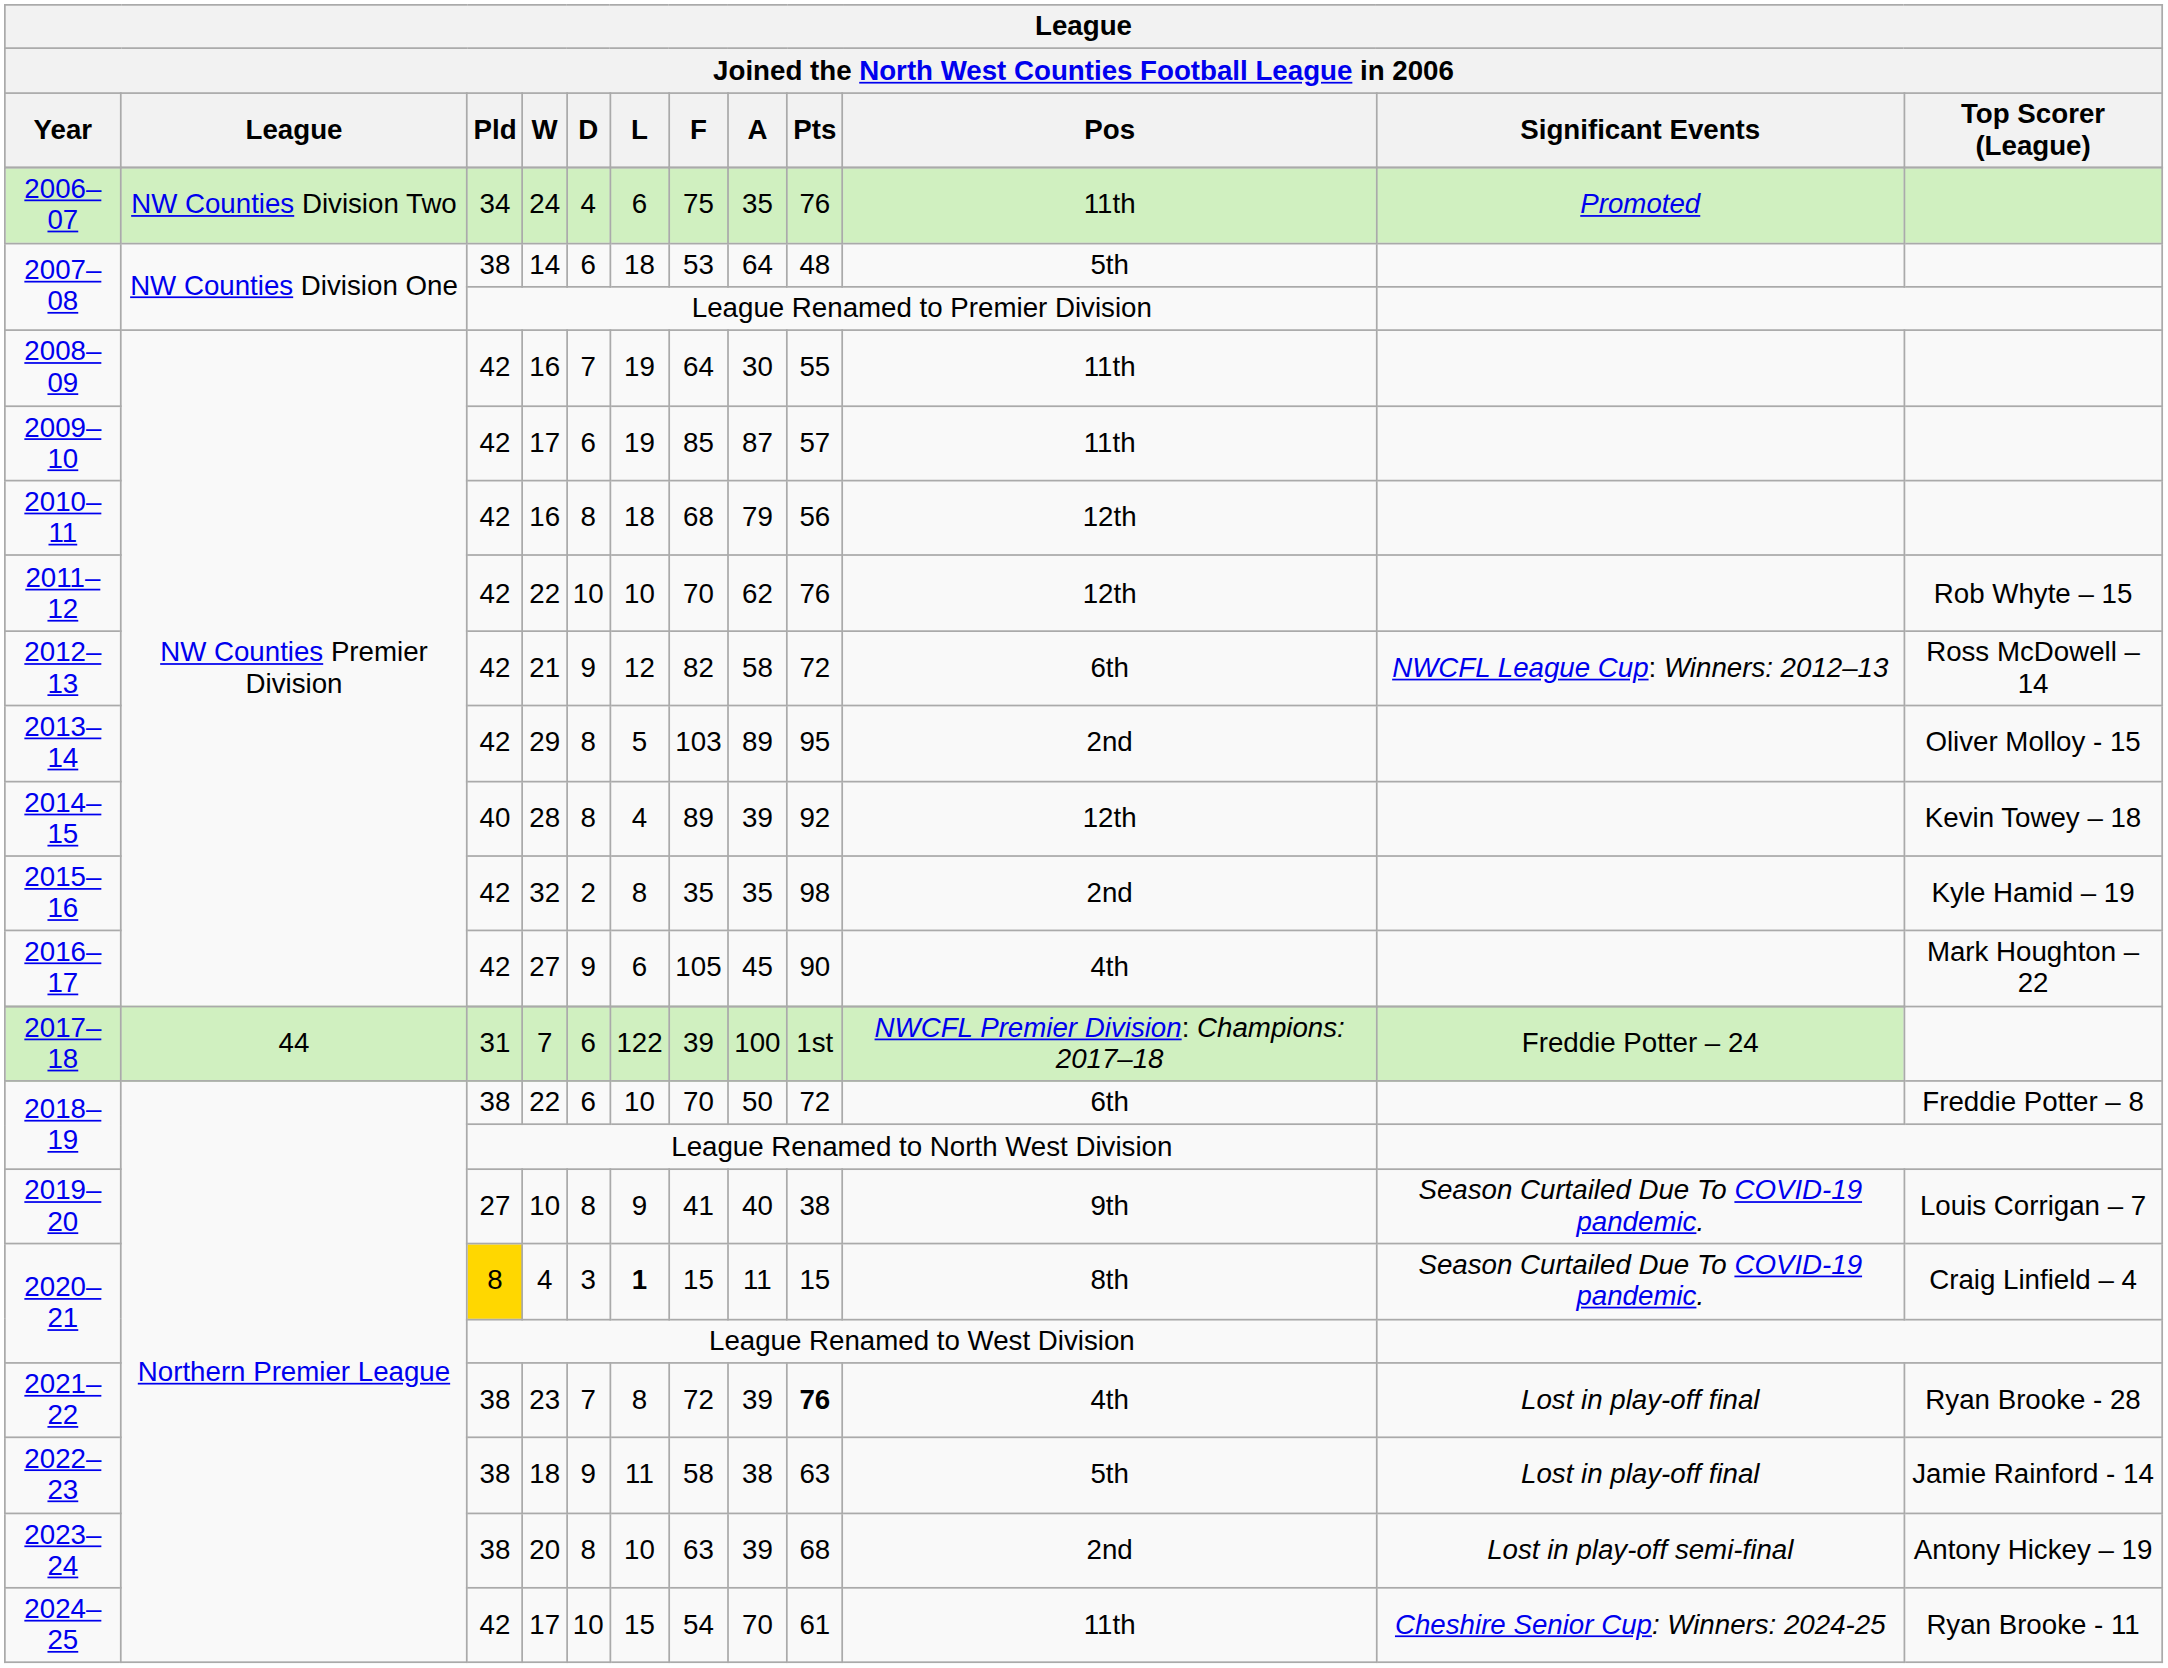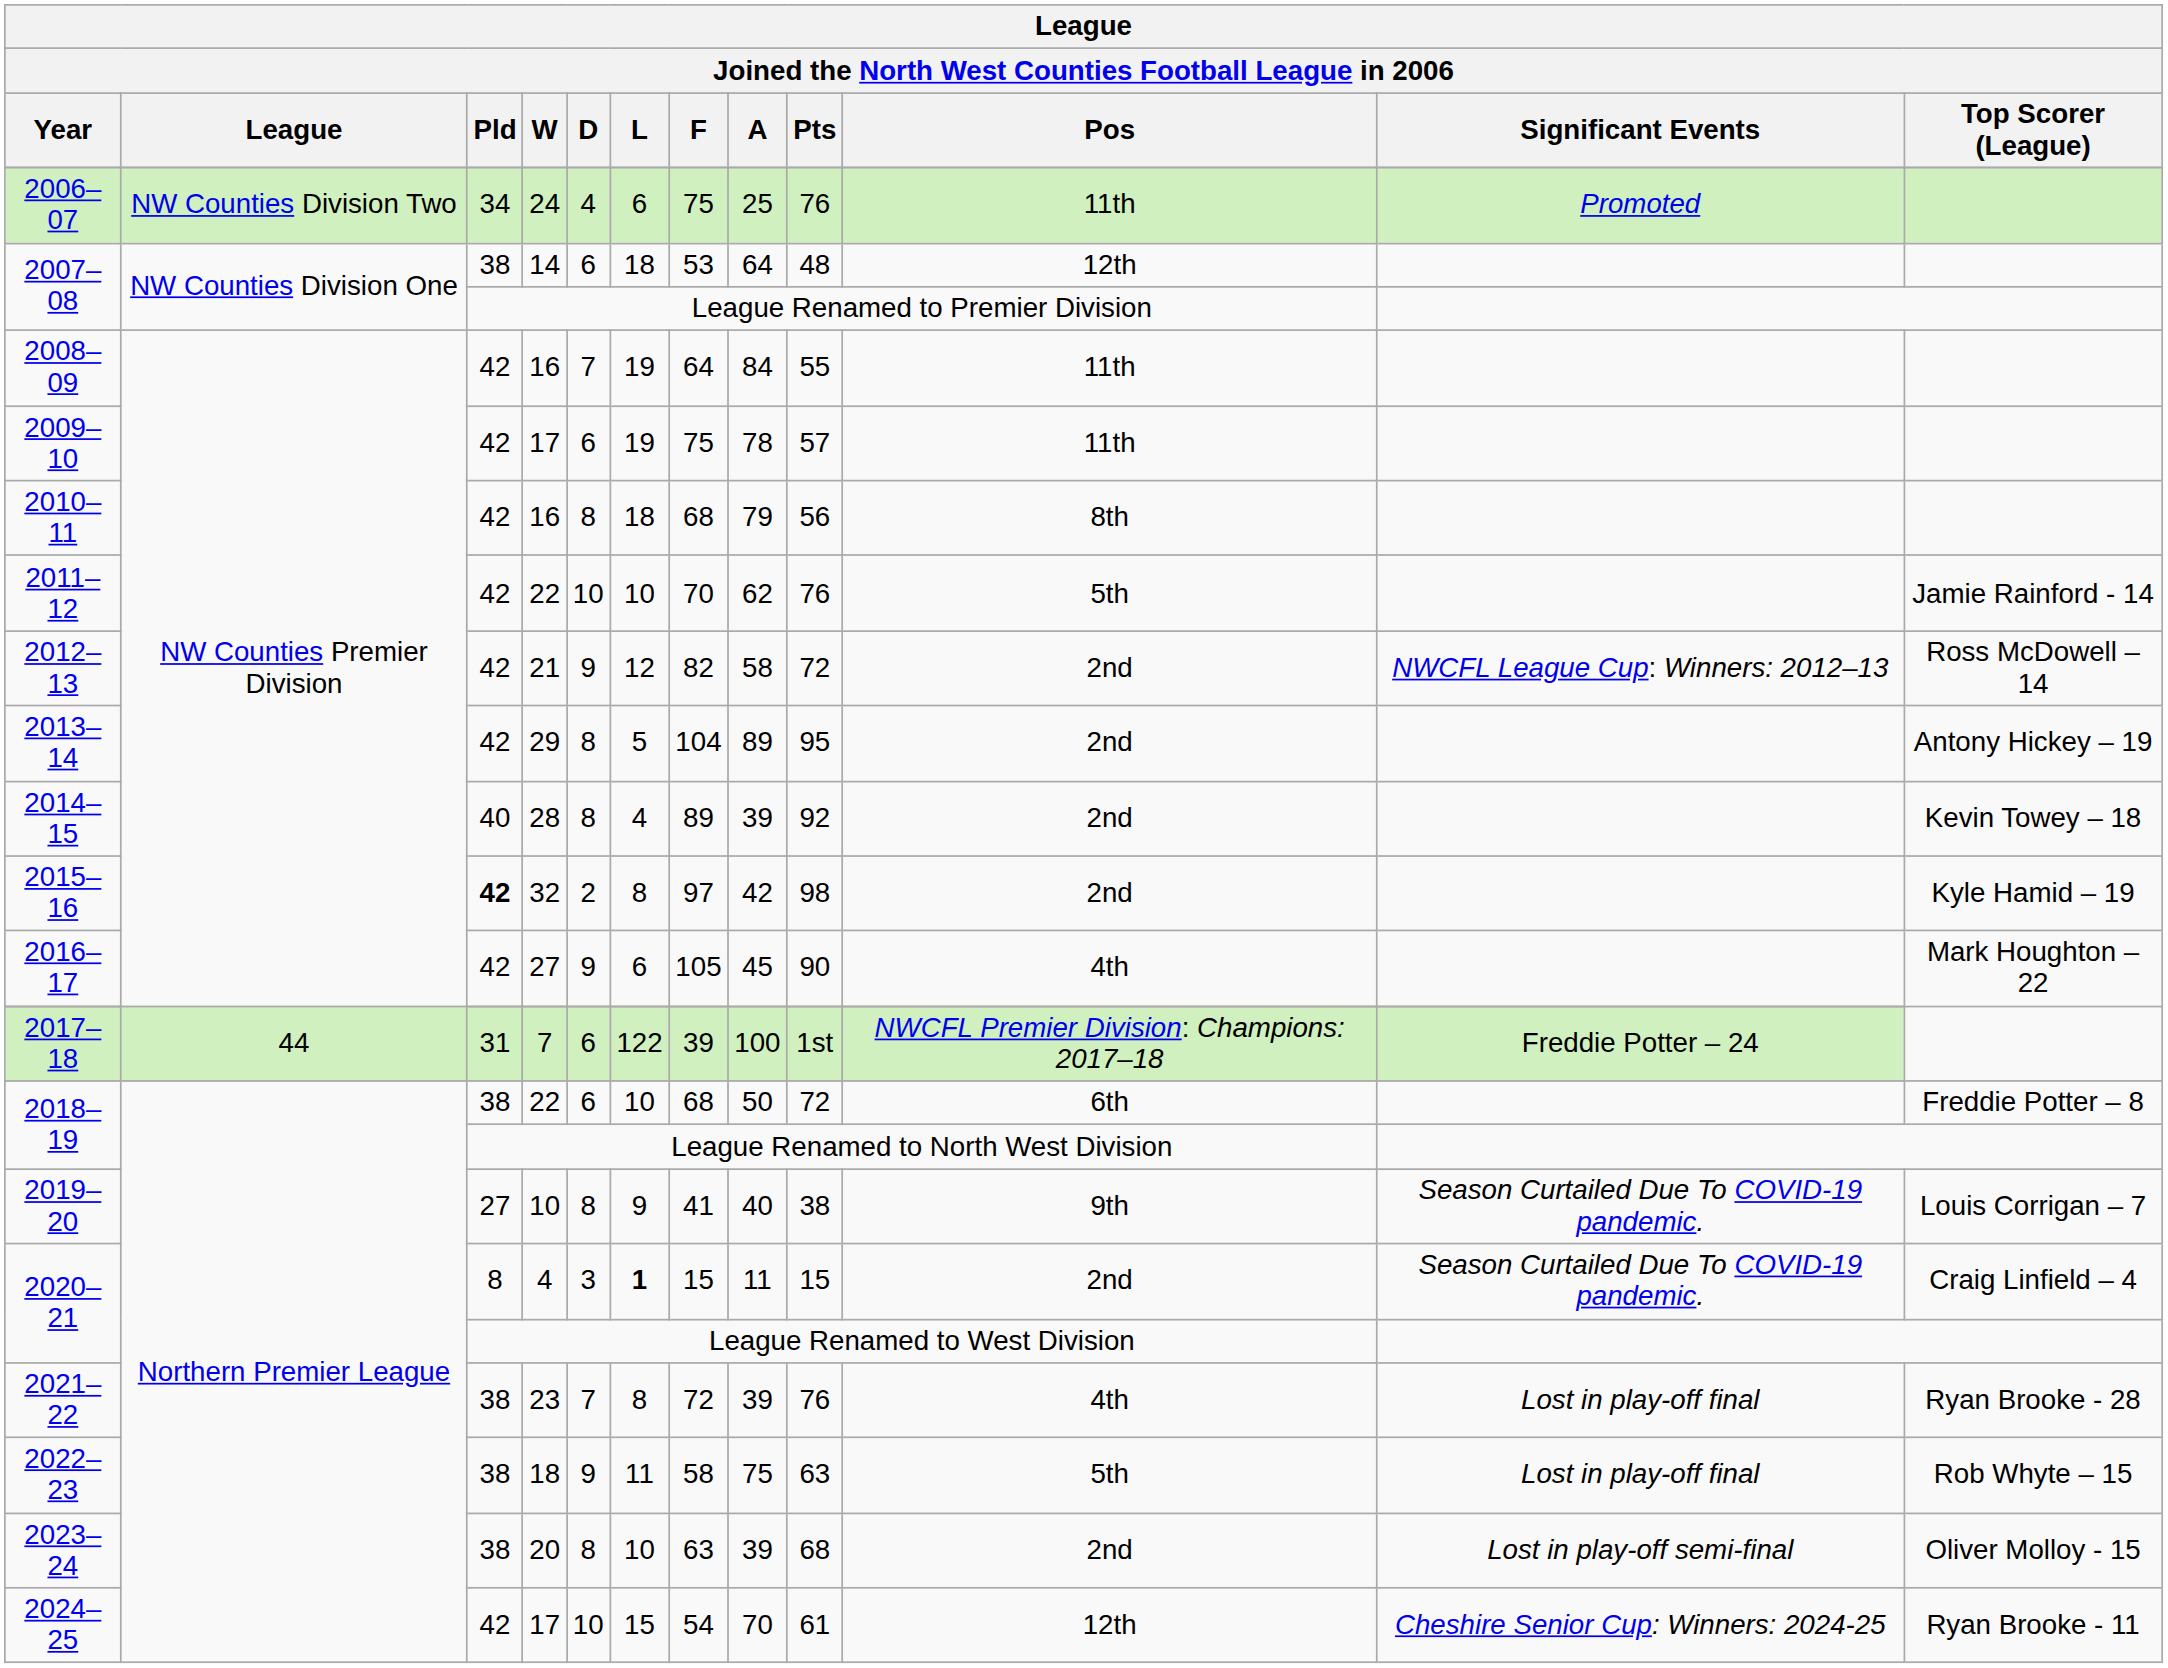(757, 204) 35 -> (757, 204) 25
(1110, 264) 5th -> (1110, 264) 12th
(757, 367) 30 -> (757, 367) 84
(698, 442) 85 -> (698, 442) 75
(757, 442) 87 -> (757, 442) 78
(1110, 517) 12th -> (1110, 517) 8th
(1110, 592) 12th -> (1110, 592) 5th
(2033, 592) Rob Whyte – 15 -> (2033, 592) Jamie Rainford - 14
(1110, 667) 6th -> (1110, 667) 2nd
(698, 742) 103 -> (698, 742) 104
(2033, 742) Oliver Molloy - 15 -> (2033, 742) Antony Hickey – 19
(1110, 817) 12th -> (1110, 817) 2nd
(495, 892) normal -> (495, 892) bold
(698, 892) 35 -> (698, 892) 97
(757, 892) 35 -> (757, 892) 42
(698, 1102) 70 -> (698, 1102) 68
(495, 1280) gold background -> (495, 1280) no background
(1110, 1280) 8th -> (1110, 1280) 2nd
(815, 1399) bold -> (815, 1399) normal
(757, 1474) 38 -> (757, 1474) 75
(2033, 1474) Jamie Rainford - 14 -> (2033, 1474) Rob Whyte – 15
(2033, 1549) Antony Hickey – 19 -> (2033, 1549) Oliver Molloy - 15
(1110, 1624) 11th -> (1110, 1624) 12th
